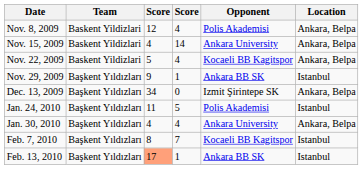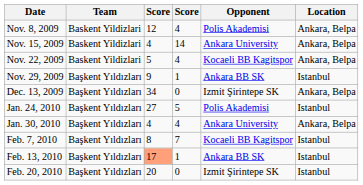(151, 108) 11 -> (151, 108) 27
+ row: (34, 172)
